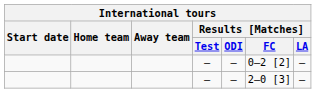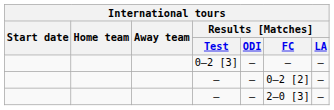+ row: (38, 63)
